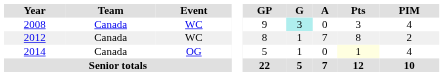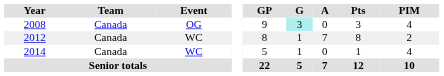(194, 24) WC -> (194, 24) OG
(194, 51) OG -> (194, 51) WC
(358, 51) lightyellow background -> (358, 51) no background
